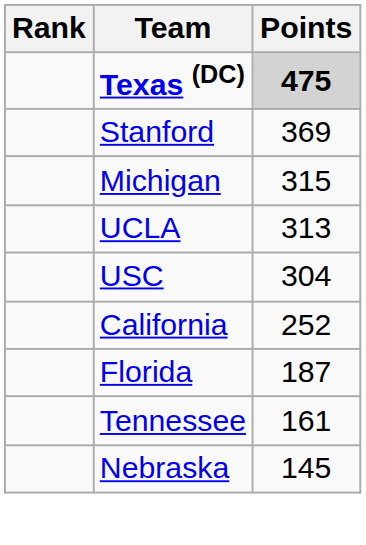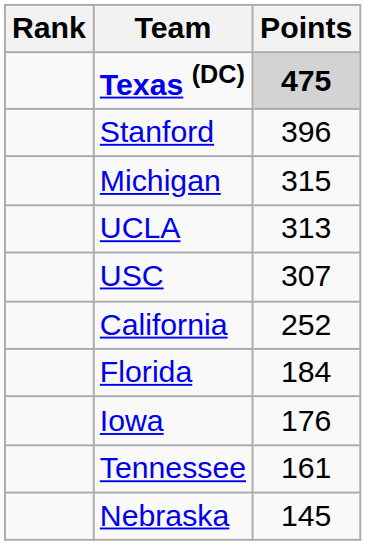(306, 132) 369 -> (306, 132) 396
(306, 276) 304 -> (306, 276) 307
(306, 372) 187 -> (306, 372) 184
+ row: (132, 420)
